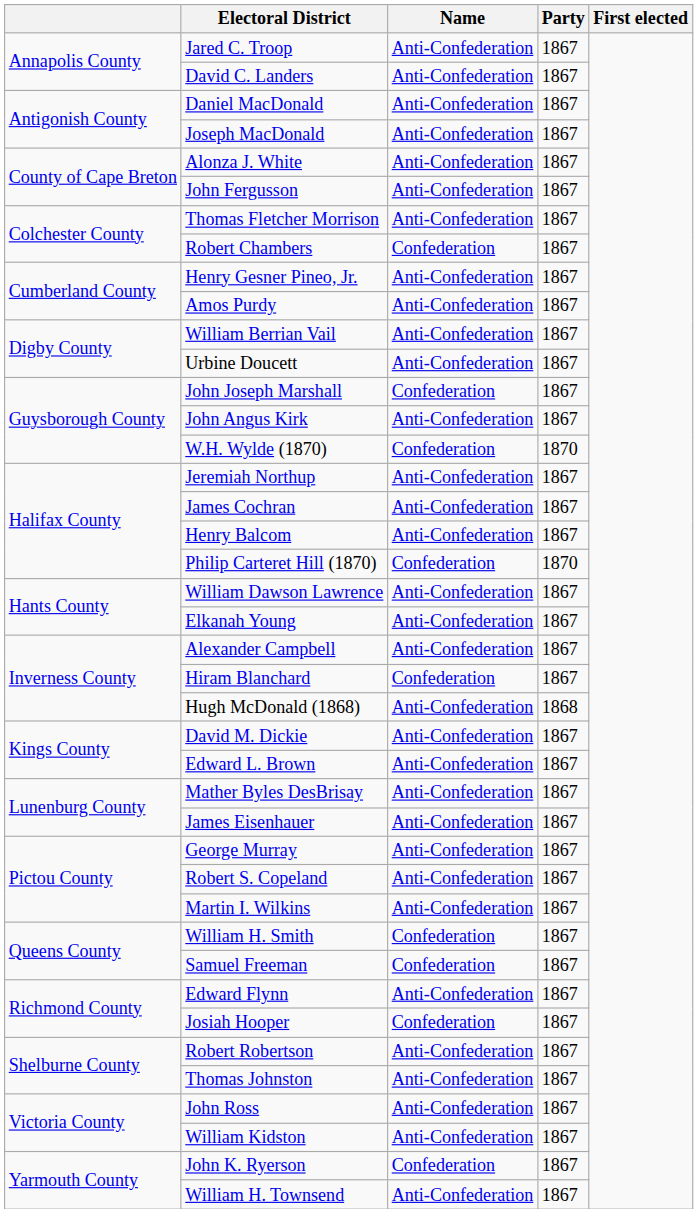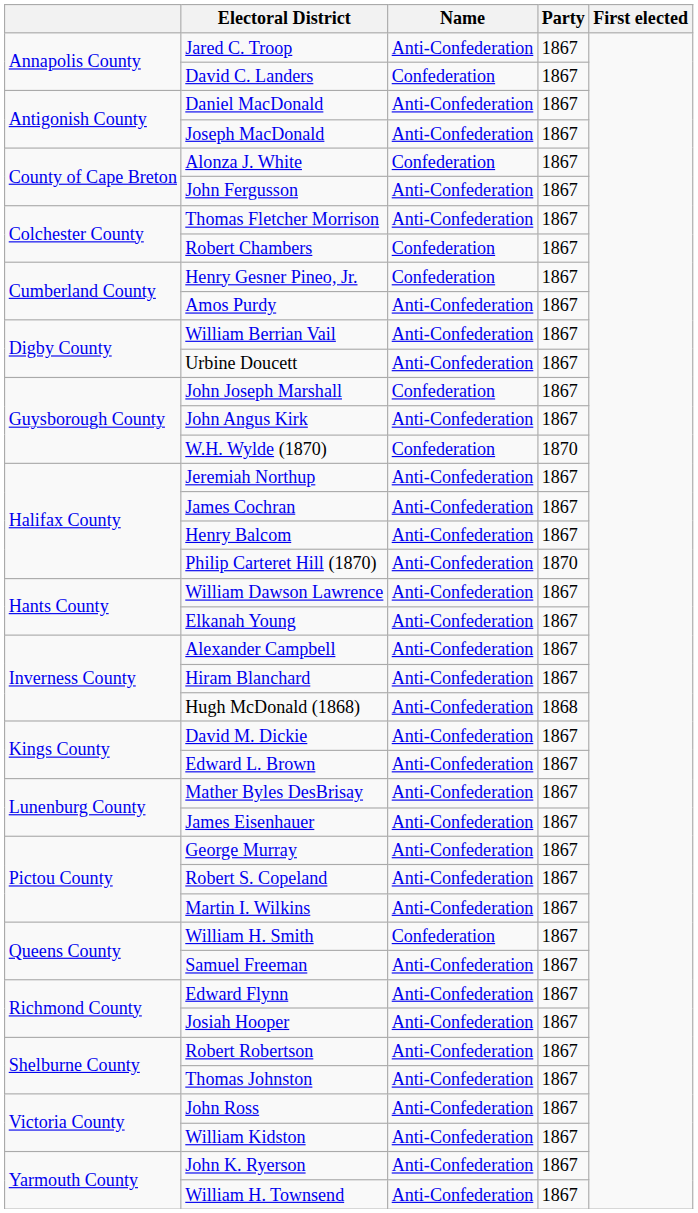(463, 76) Anti-Confederation -> (443, 76) Confederation
(463, 162) Anti-Confederation -> (443, 162) Confederation
(463, 276) Anti-Confederation -> (443, 276) Confederation
(443, 563) Confederation -> (463, 563) Anti-Confederation
(443, 678) Confederation -> (463, 678) Anti-Confederation
(443, 965) Confederation -> (463, 965) Anti-Confederation
(443, 1022) Confederation -> (463, 1022) Anti-Confederation
(443, 1165) Confederation -> (463, 1165) Anti-Confederation
